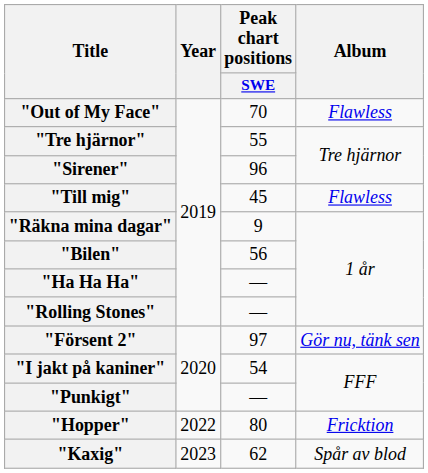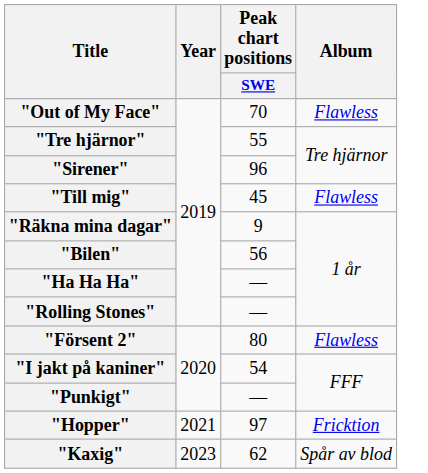(258, 339) 97 -> (258, 339) 80
(360, 339) Gör nu, tänk sen -> (346, 339) Flawless
(198, 425) 2022 -> (198, 425) 2021
(258, 425) 80 -> (258, 425) 97
